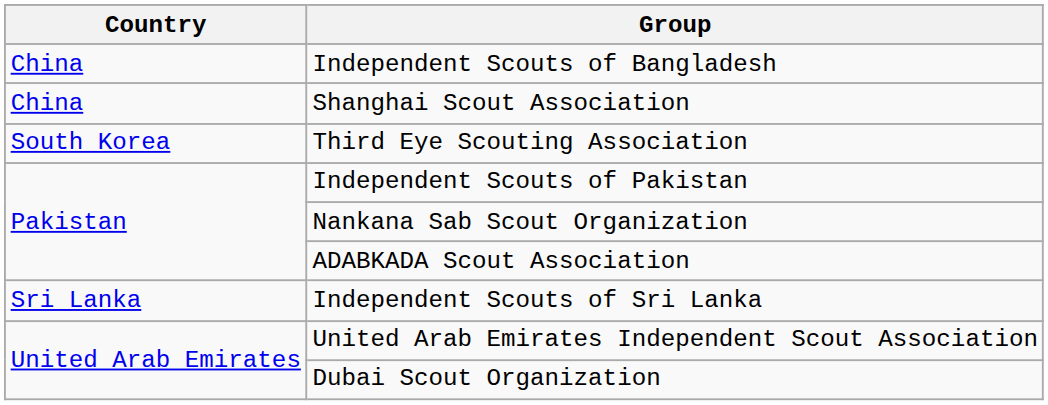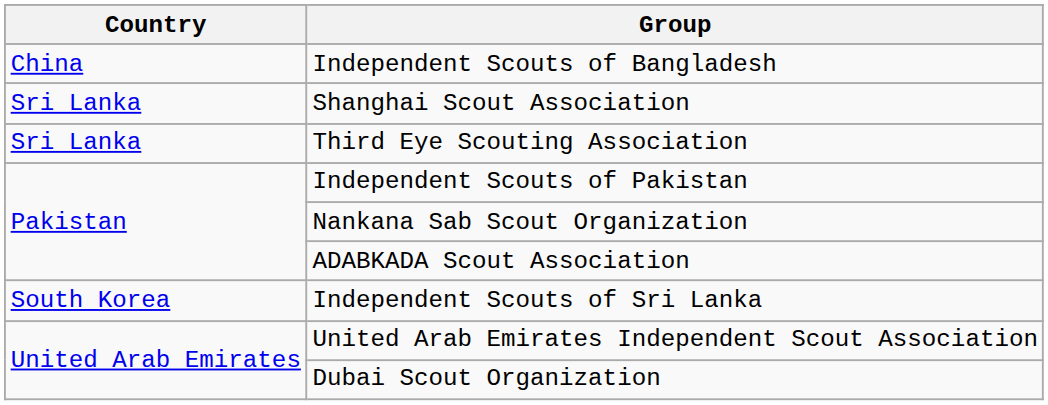(47, 103) China -> (76, 103) Sri Lanka
(91, 143) South Korea -> (76, 143) Sri Lanka
(76, 300) Sri Lanka -> (91, 300) South Korea
